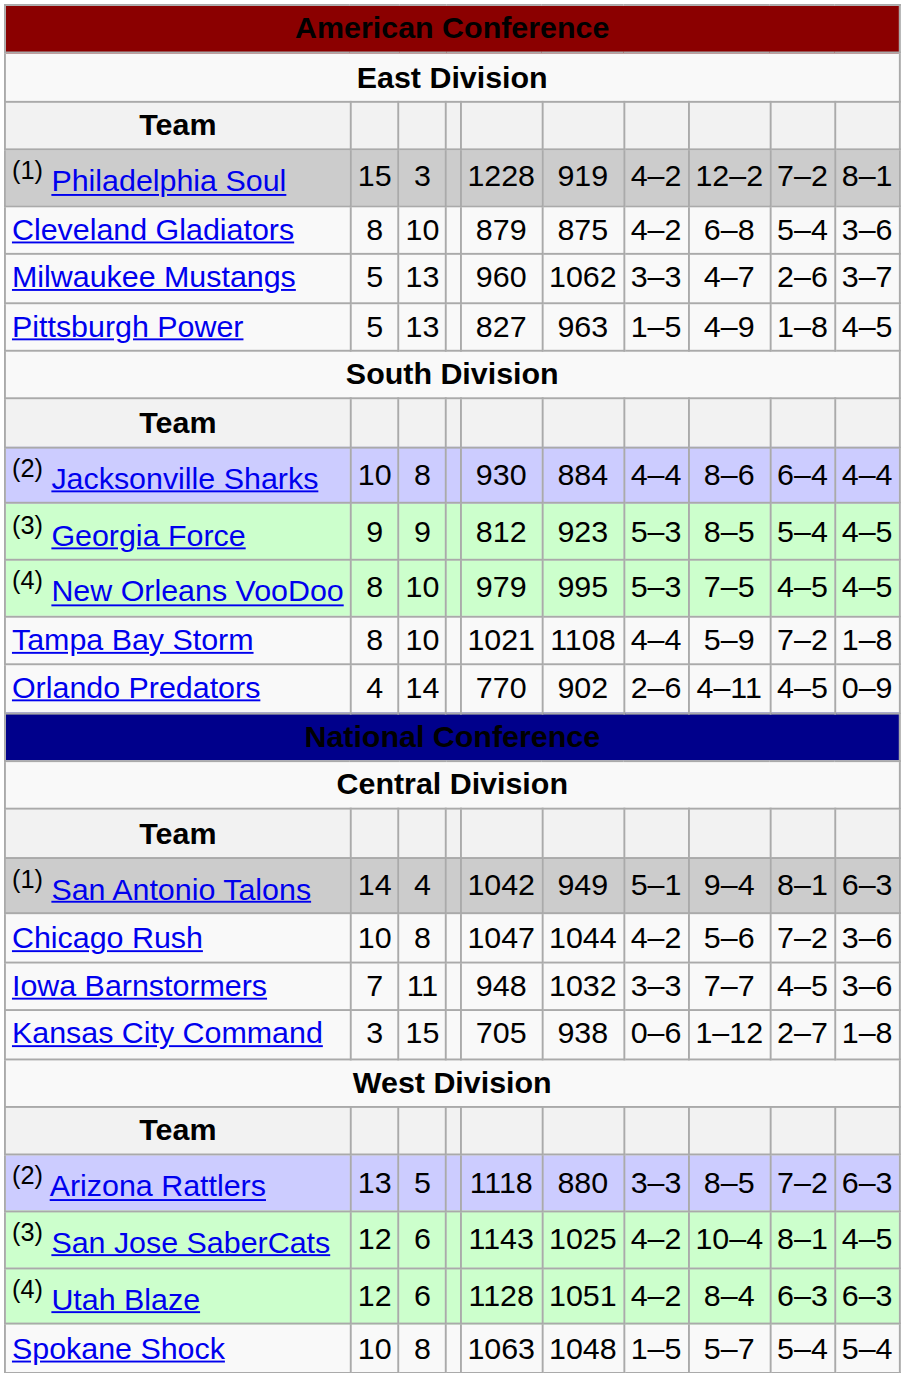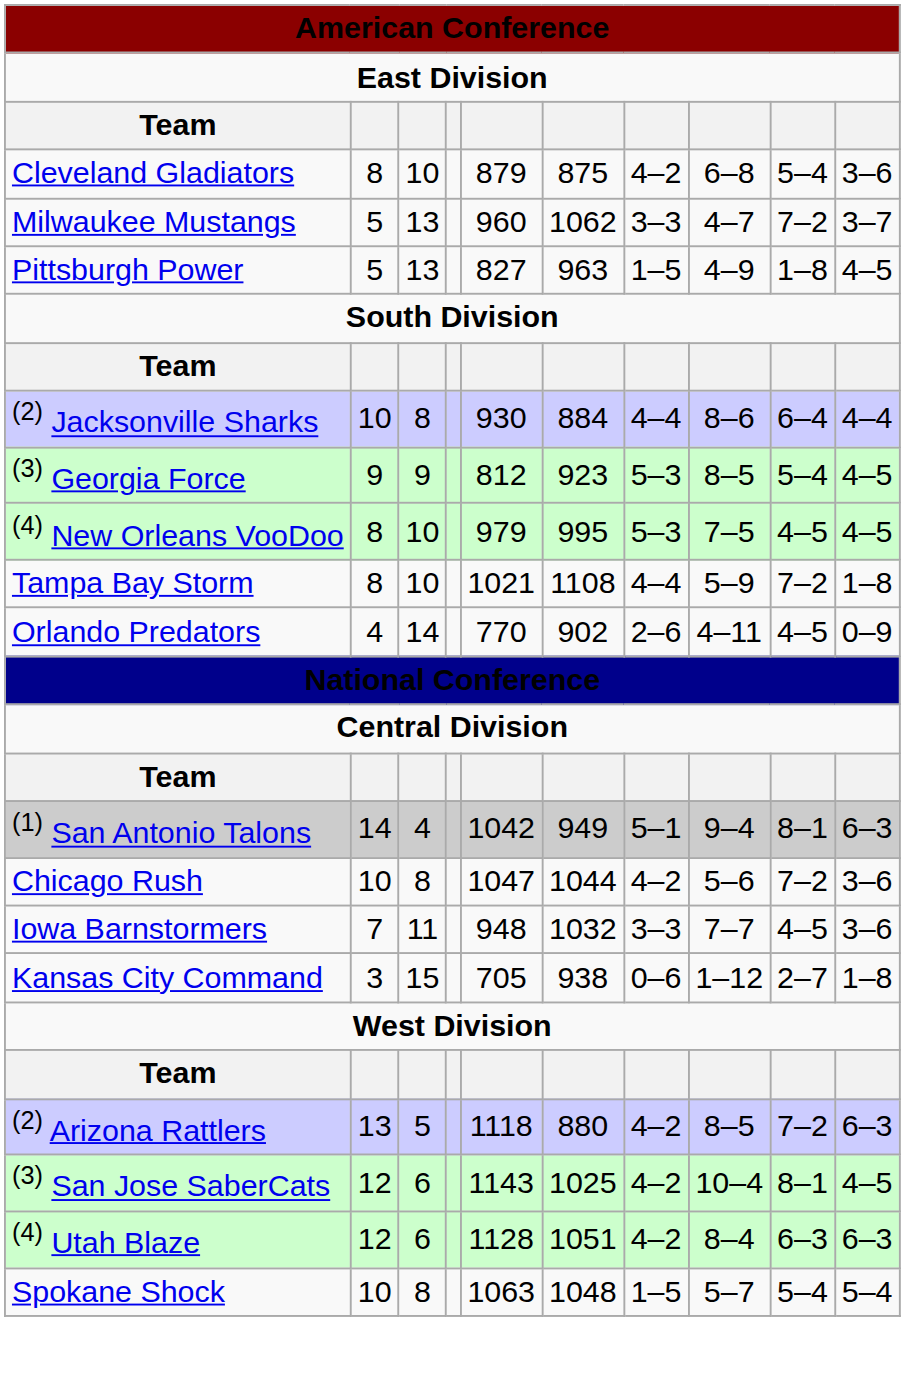- row: (149, 177)
(802, 277) 2–6 -> (802, 221) 7–2
(656, 1182) 3–3 -> (656, 1126) 4–2
